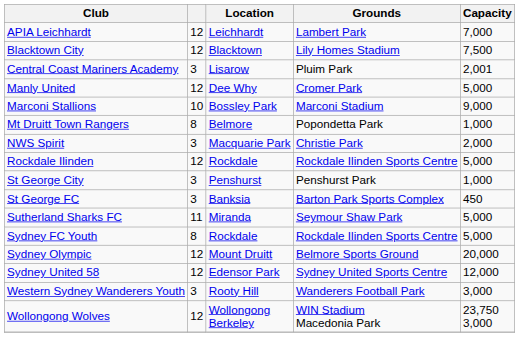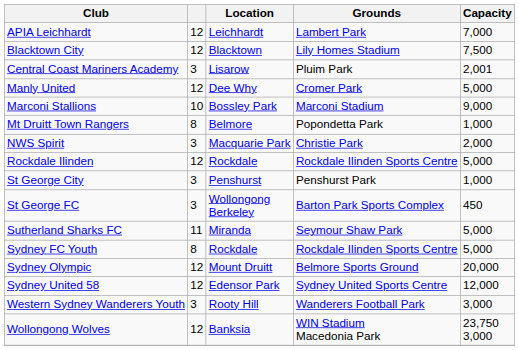(229, 198) Banksia -> (239, 205) Wollongong Berkeley
(239, 316) Wollongong Berkeley -> (229, 329) Banksia
